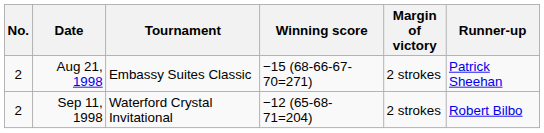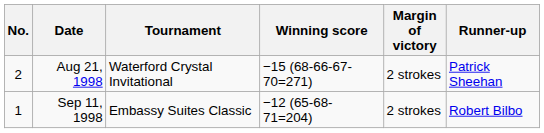(180, 74) Embassy Suites Classic -> (161, 74) Waterford Crystal Invitational
(18, 110) 2 -> (18, 110) 1
(161, 110) Waterford Crystal Invitational -> (180, 110) Embassy Suites Classic
